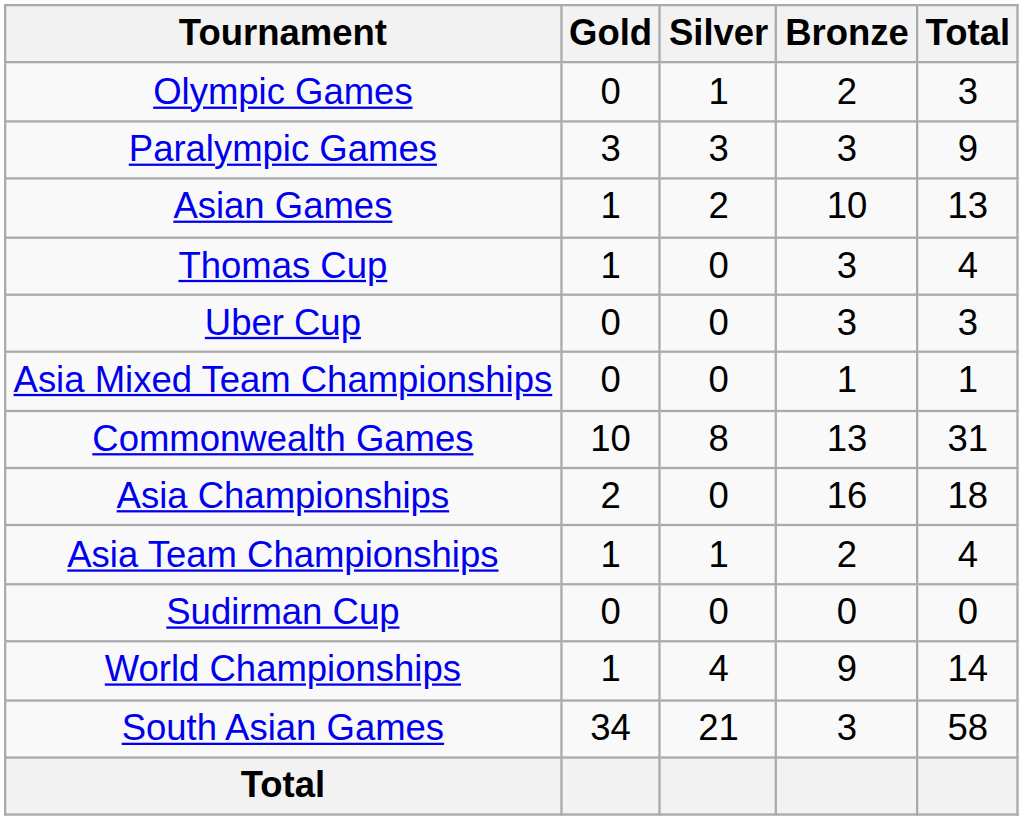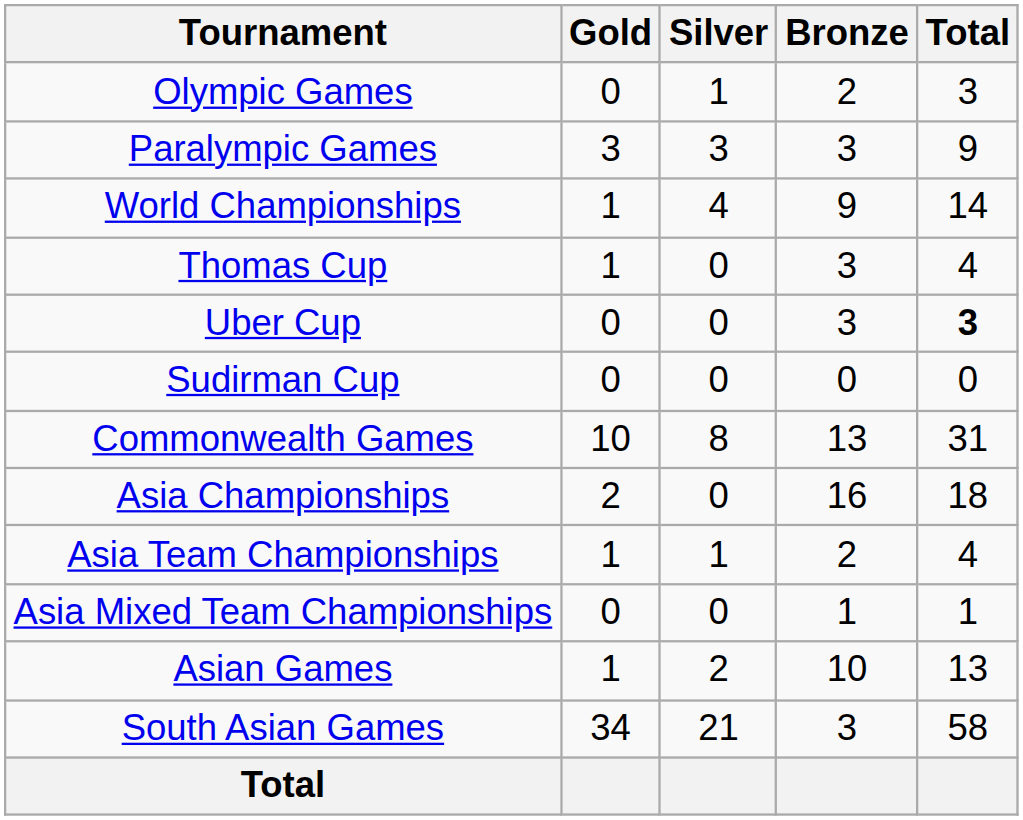rows swapped: (283, 669) <-> (283, 206)
(968, 322) normal -> (968, 322) bold
rows swapped: (283, 611) <-> (283, 380)
